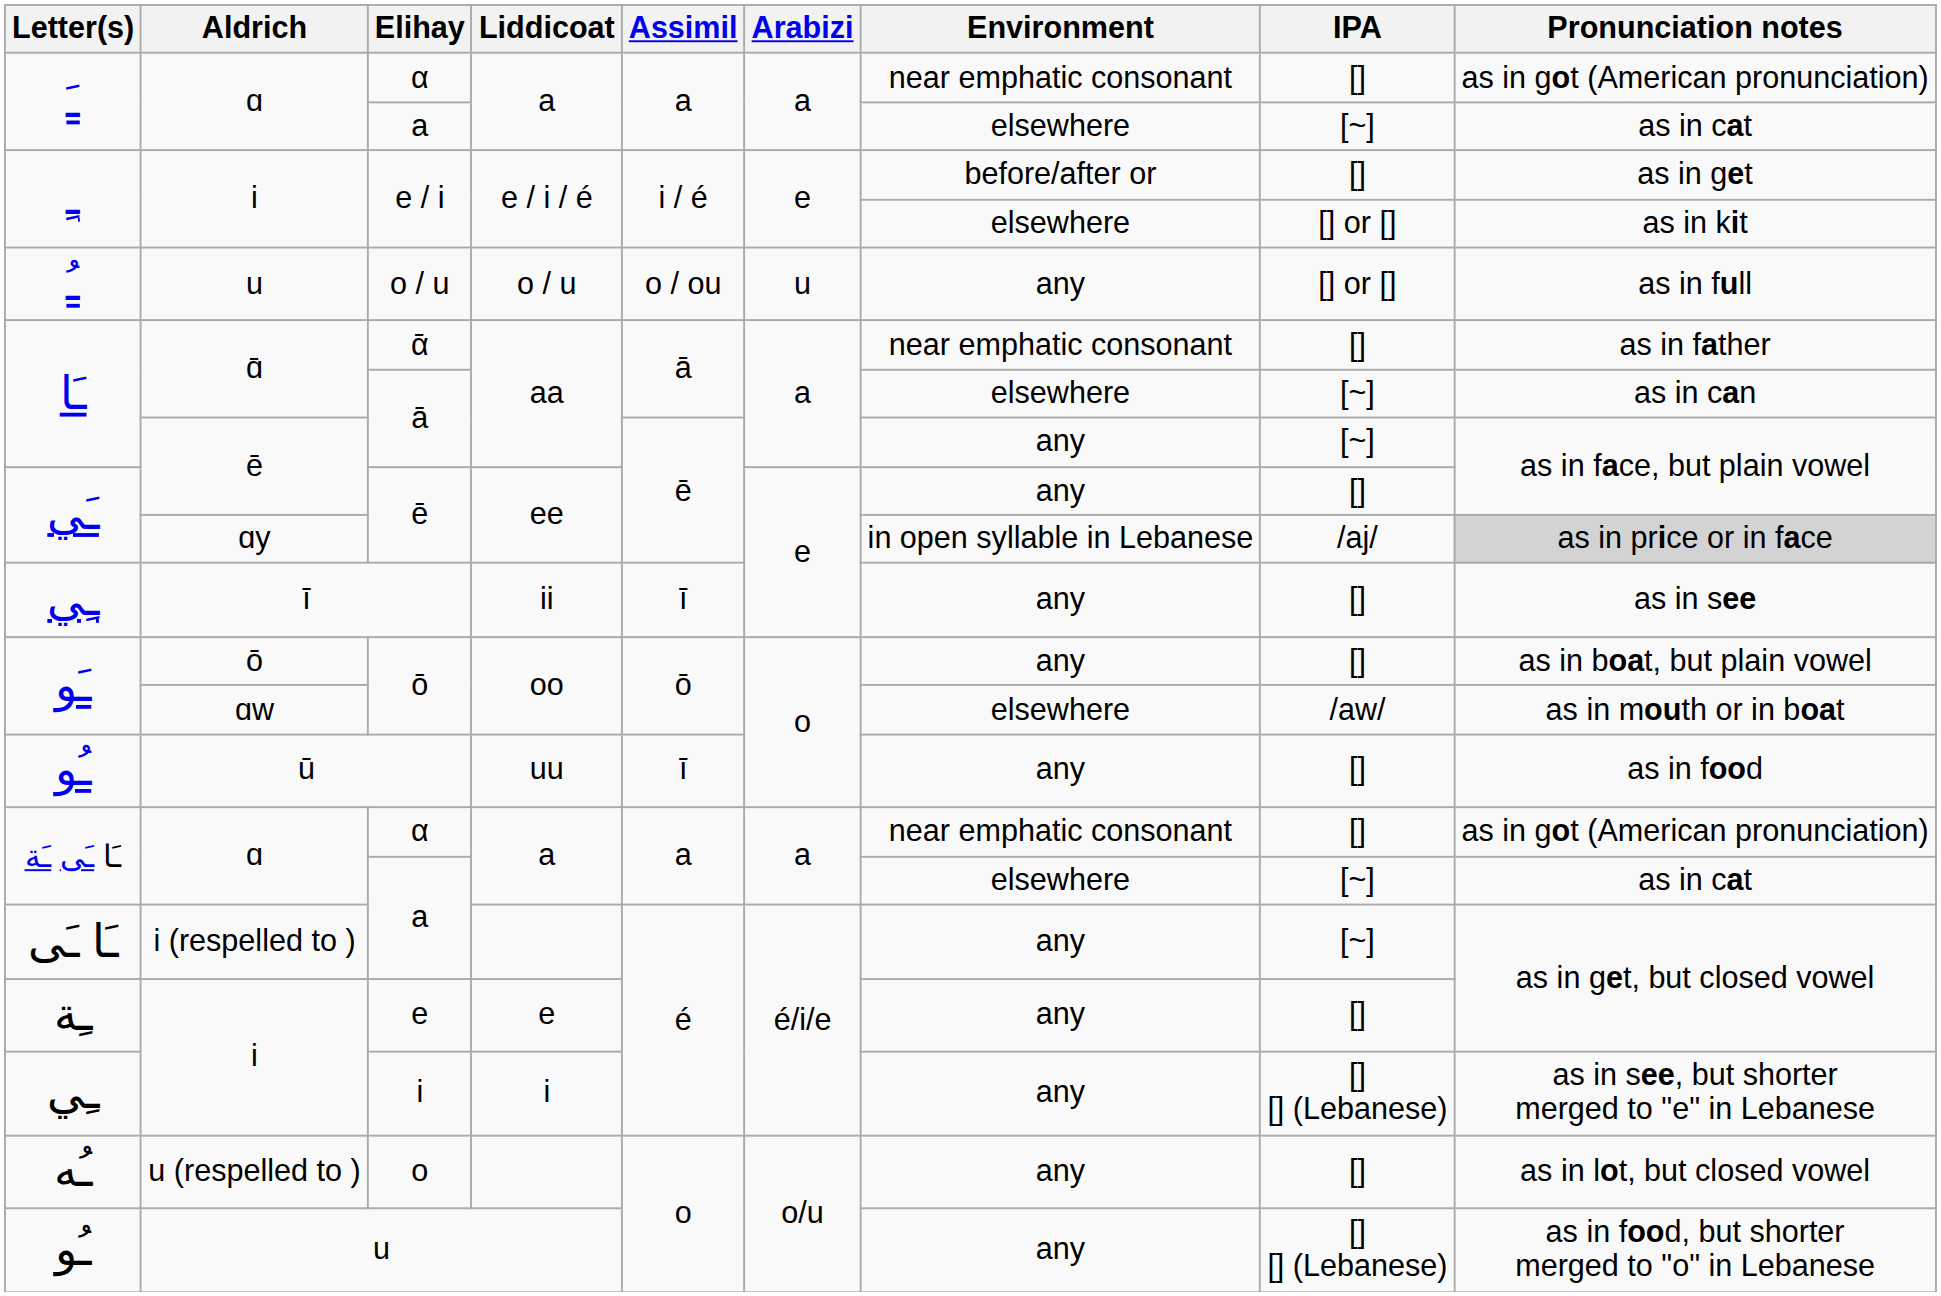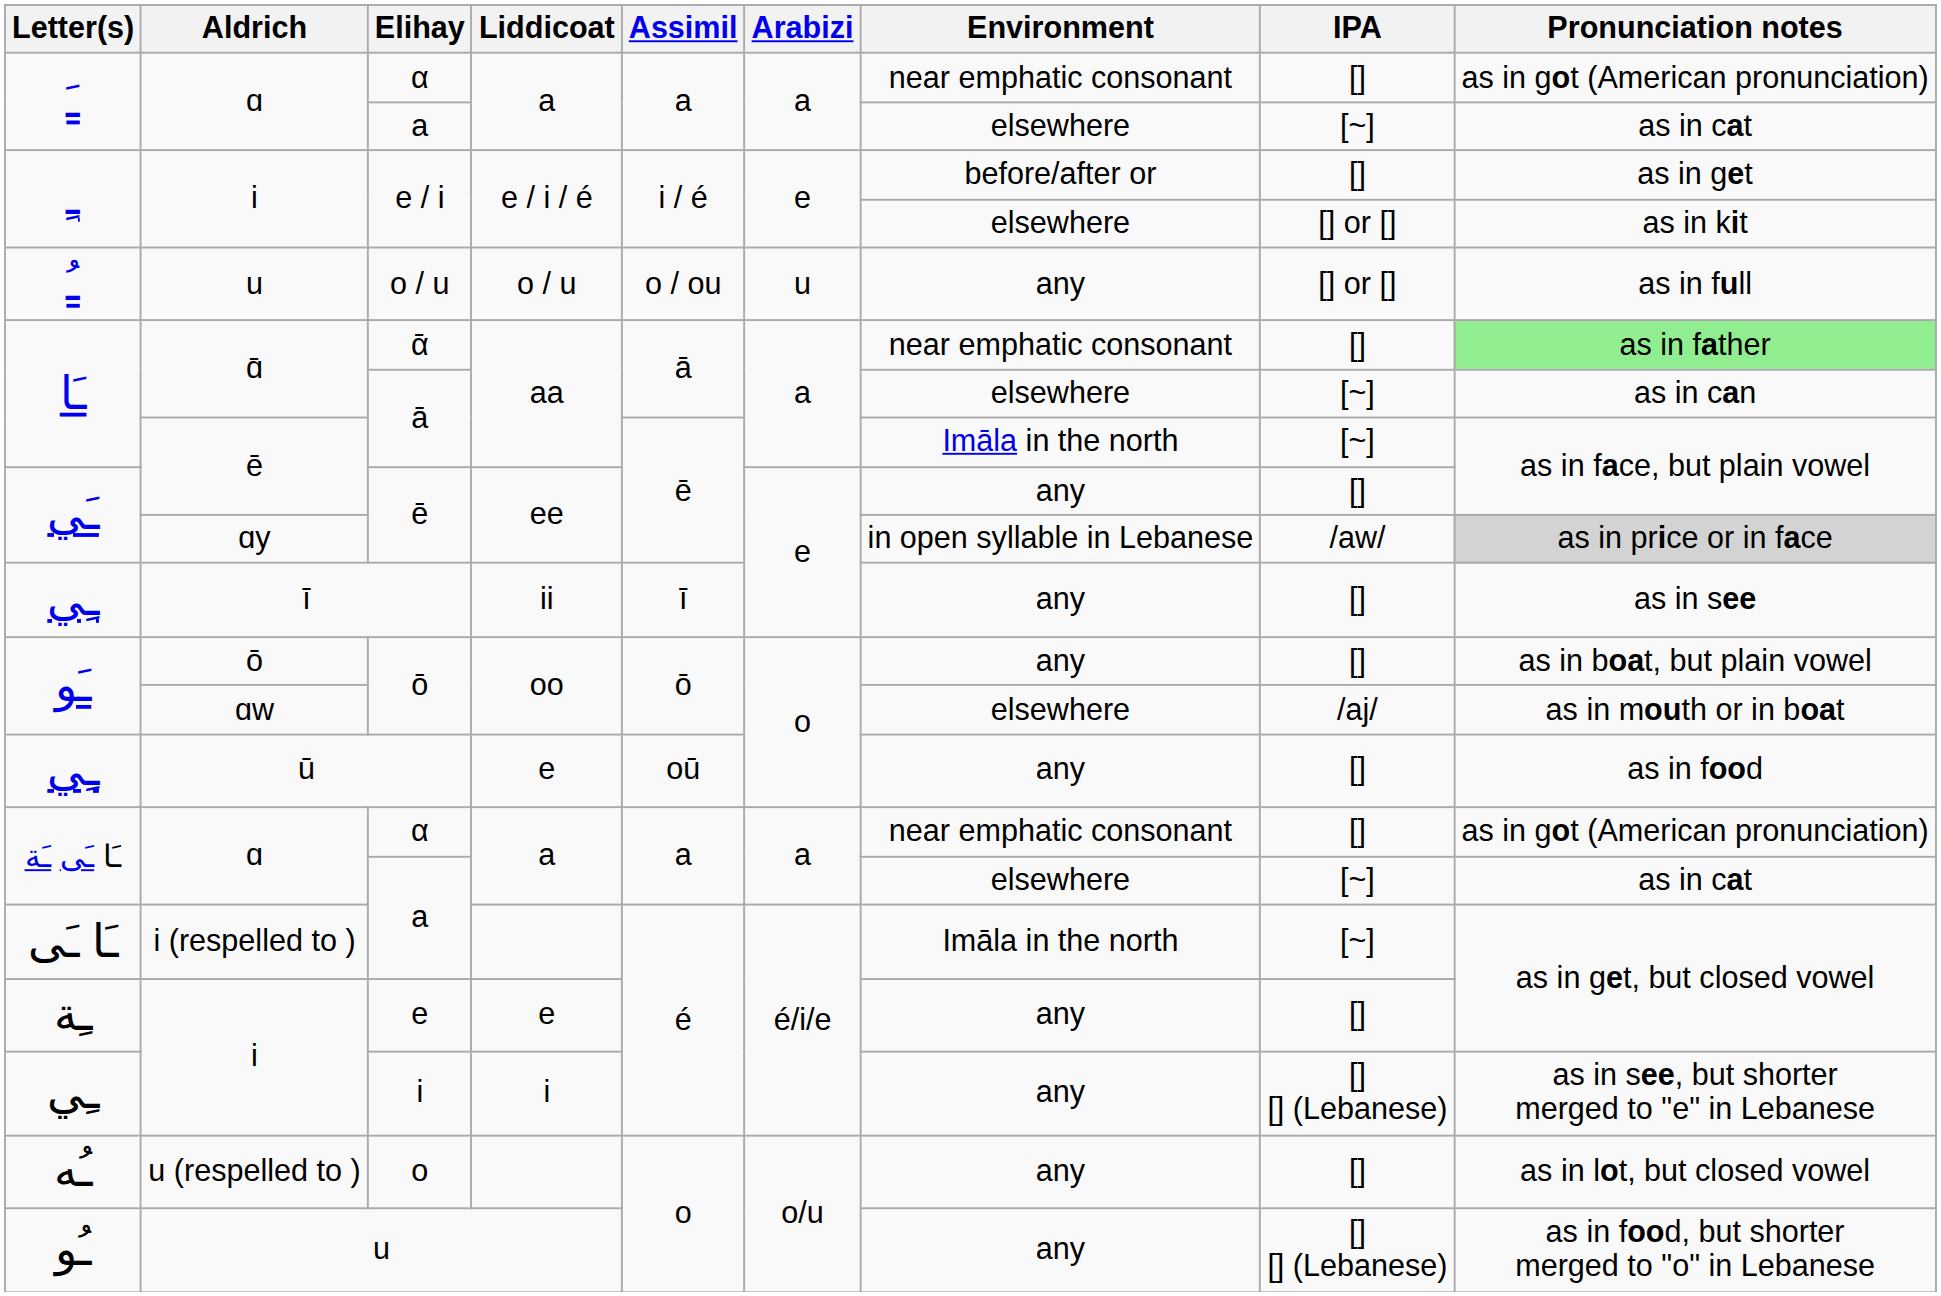(1695, 344) no background -> (1695, 344) lightgreen background
(1060, 441) any -> (1060, 441) Imāla in the north
(1357, 538) /aj/ -> (1357, 538) /aw/
(1357, 709) /aw/ -> (1357, 709) /aj/
(73, 770) ـُو -> (73, 770) ـِي
(547, 770) uu -> (547, 770) e
(683, 770) ī -> (683, 770) oū
(1060, 941) any -> (1060, 941) Imāla in the north
